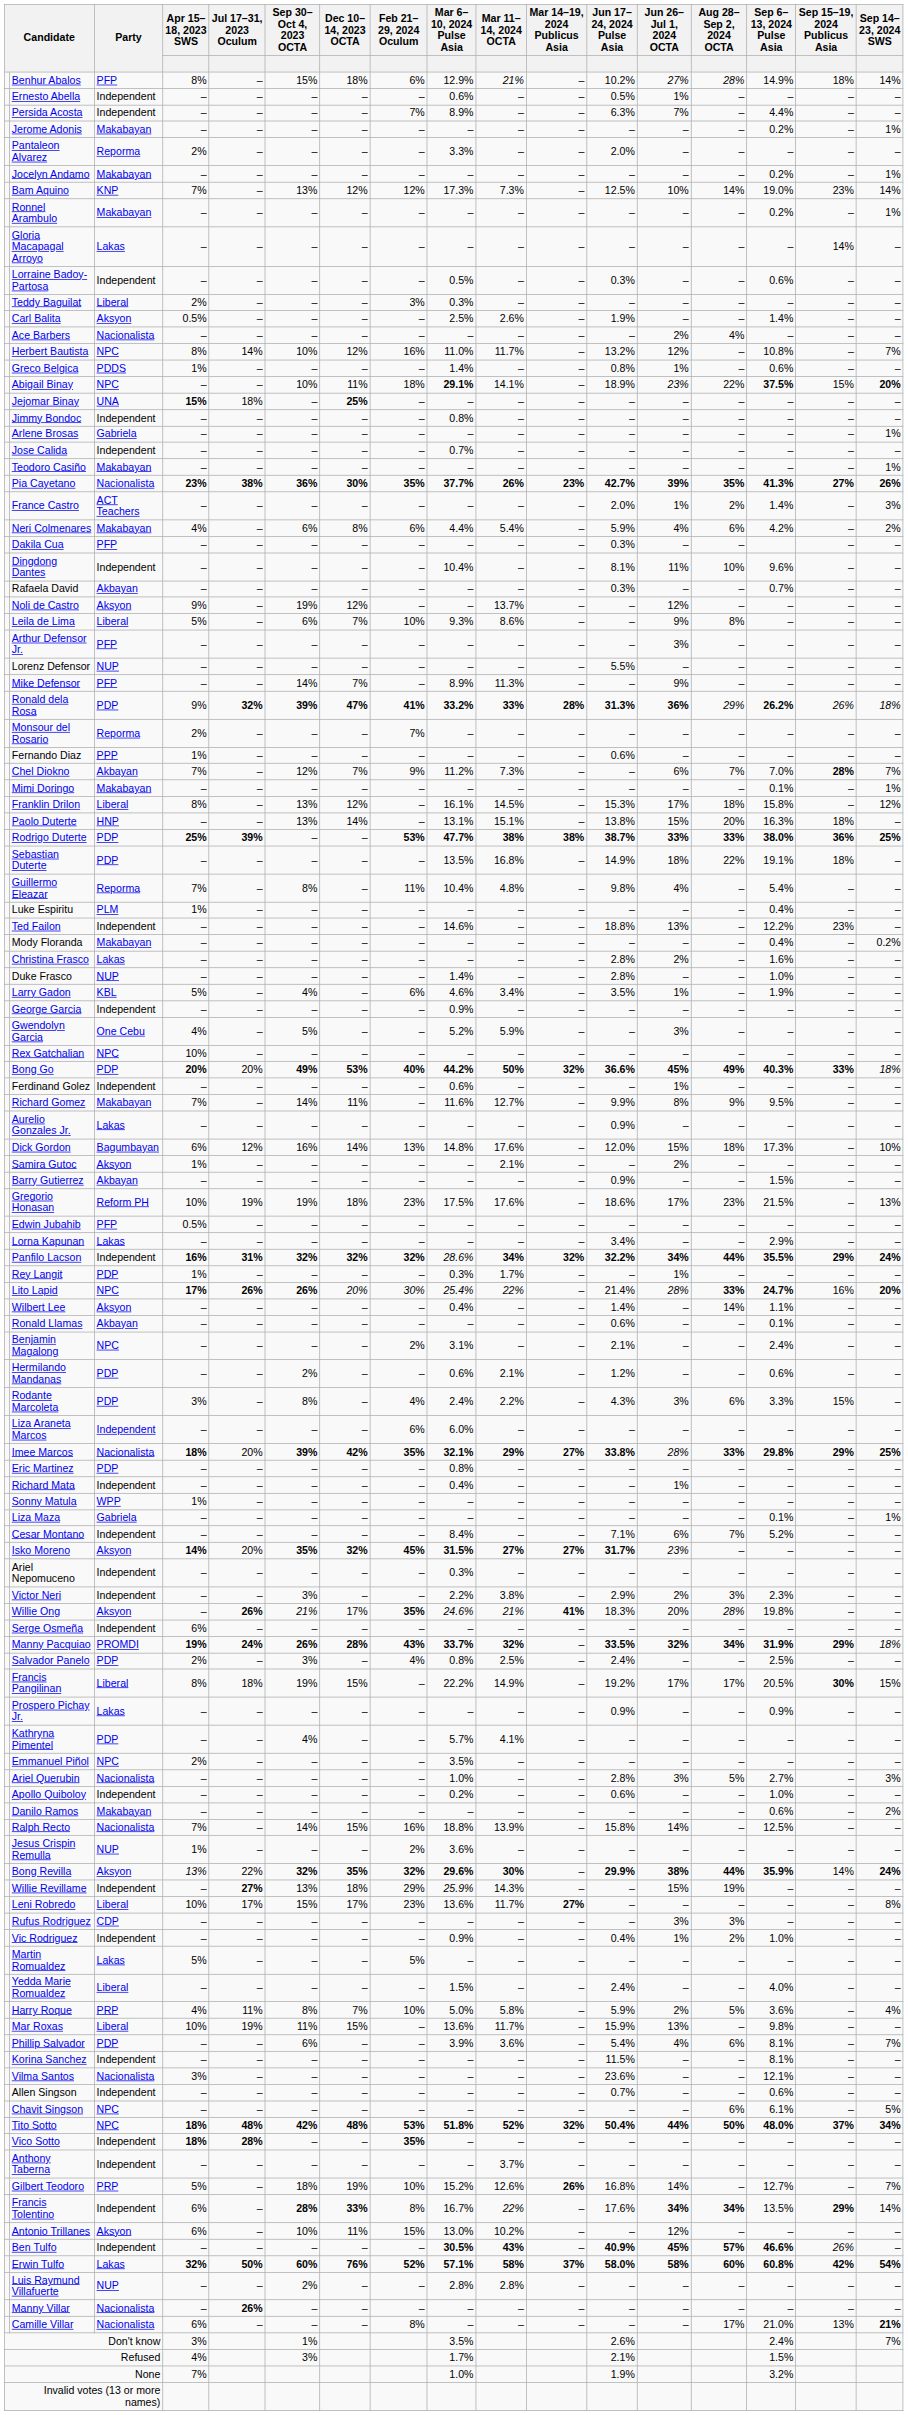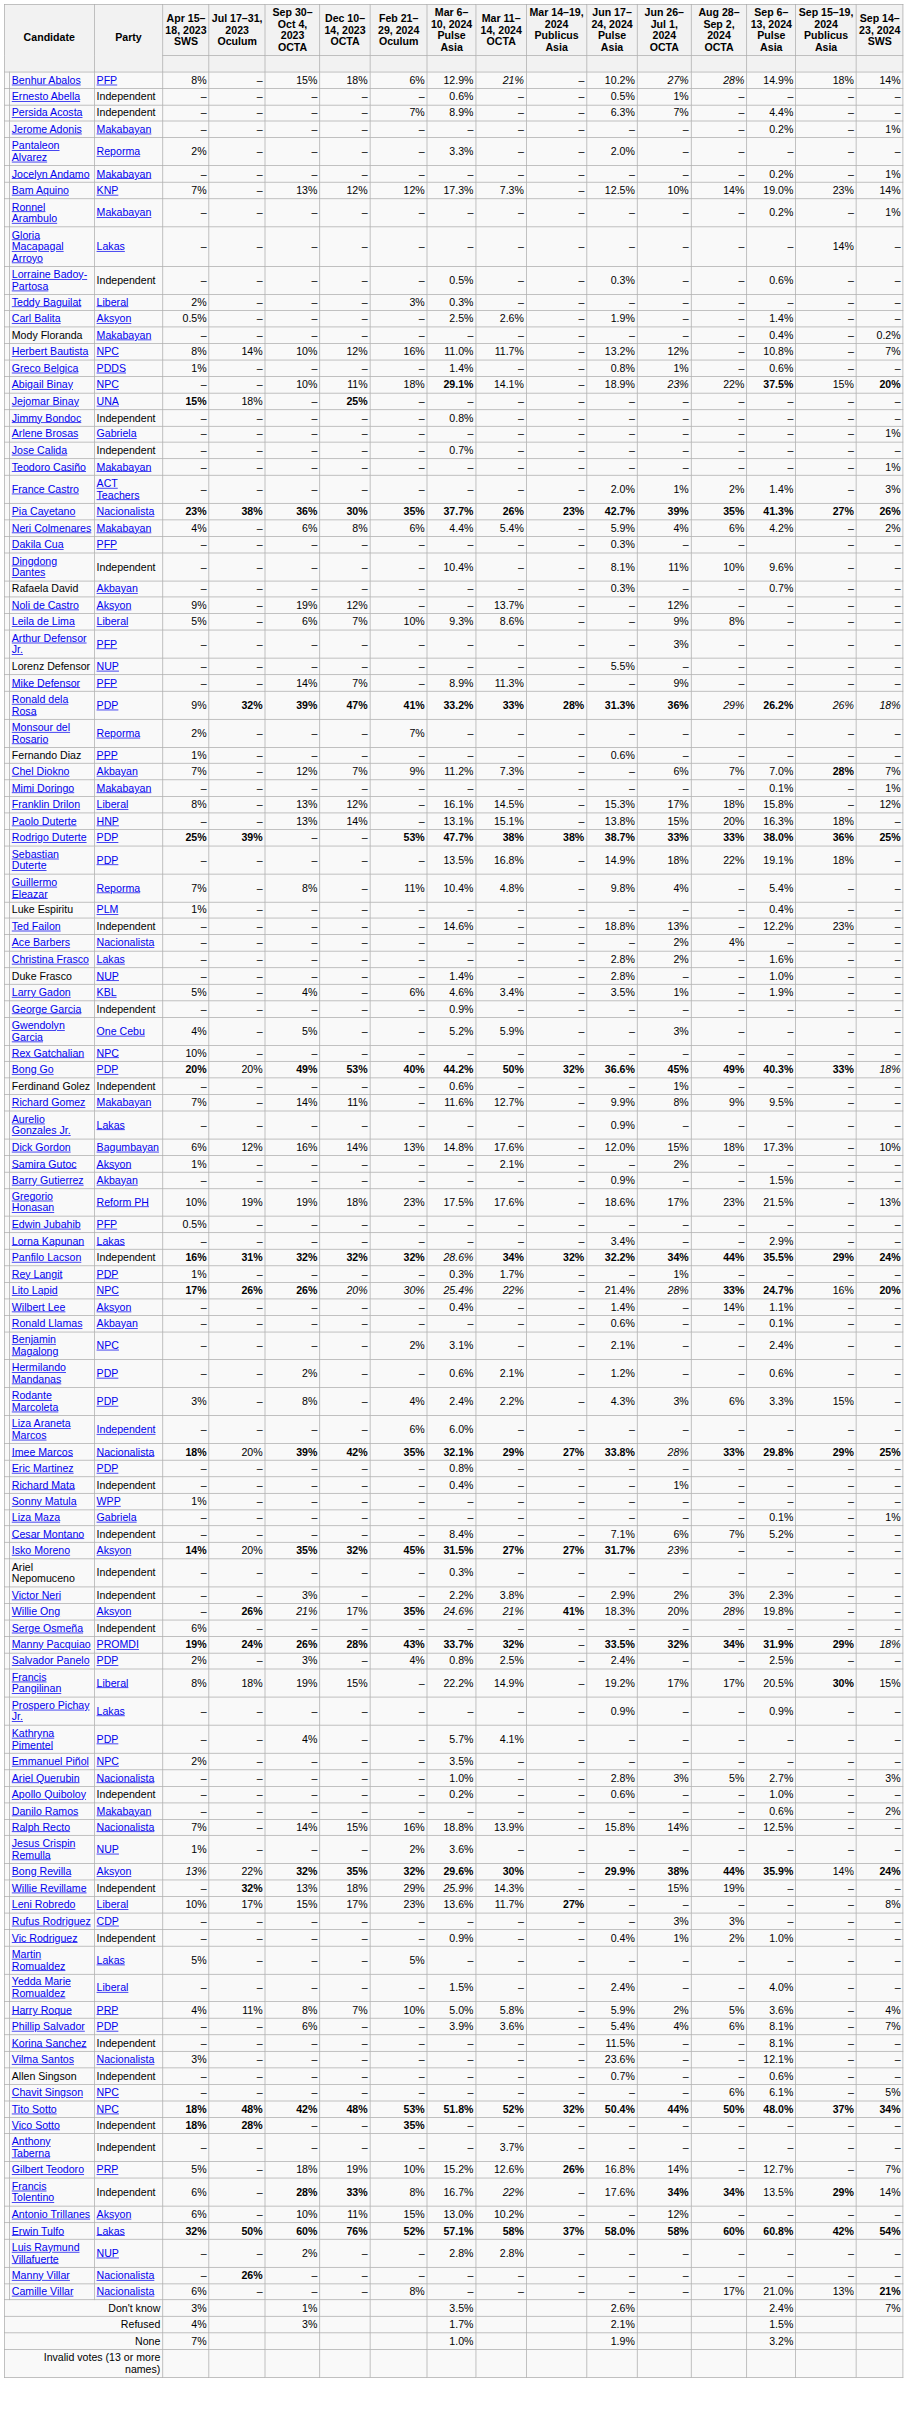rows swapped: (41, 335) <-> (47, 943)
rows swapped: (45, 506) <-> (44, 483)
(252, 1888) 27% -> (252, 1888) 32%
- row: (37, 2026)
- row: (34, 2247)
